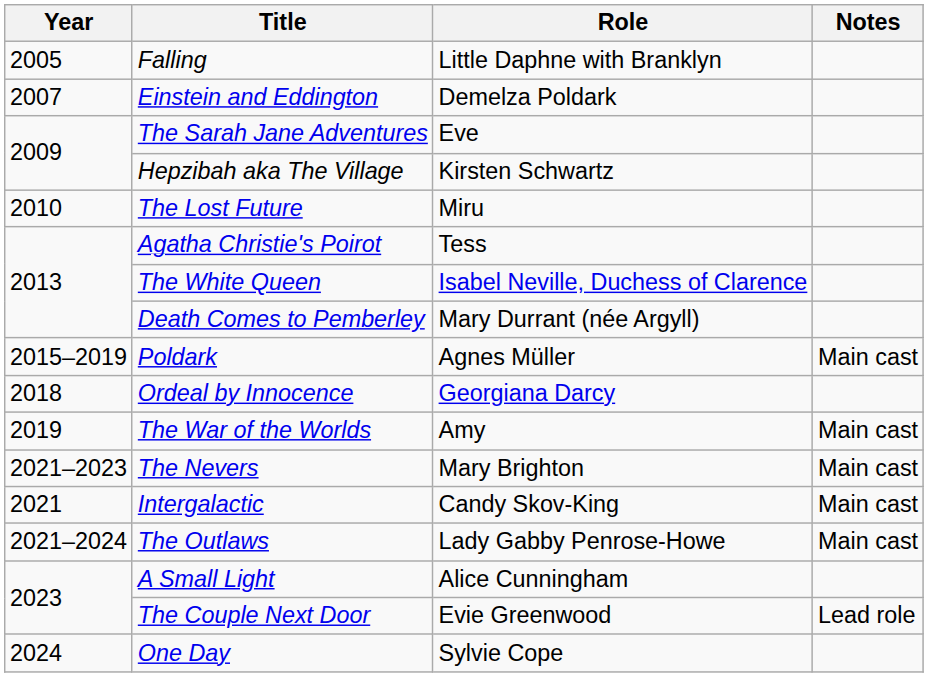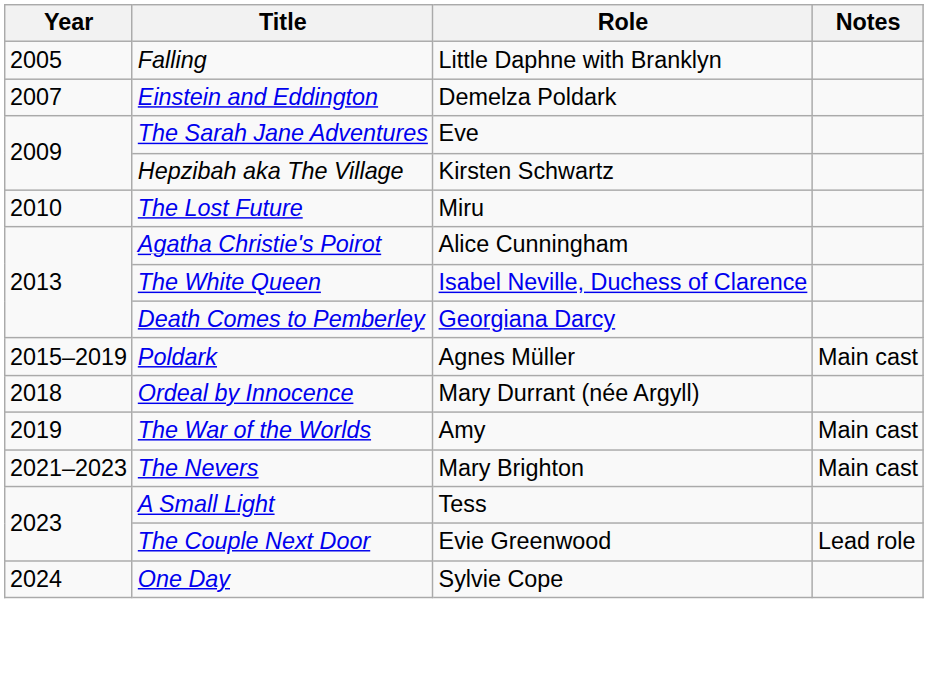(463, 245) Tess -> (533, 245) Alice Cunningham
(569, 319) Mary Durrant (née Argyll) -> (527, 319) Georgiana Darcy
(527, 393) Georgiana Darcy -> (569, 393) Mary Durrant (née Argyll)
- row: (201, 504)
- row: (203, 541)
(533, 578) Alice Cunningham -> (463, 504) Tess
